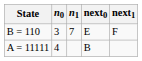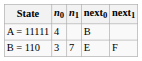rows swapped: (28, 48) <-> (23, 31)
